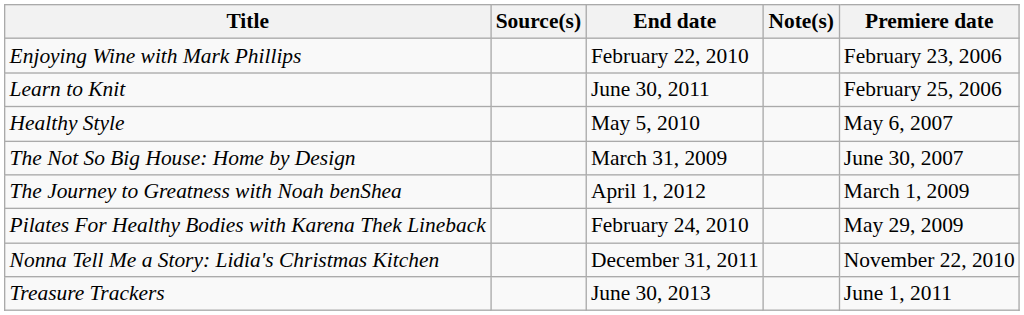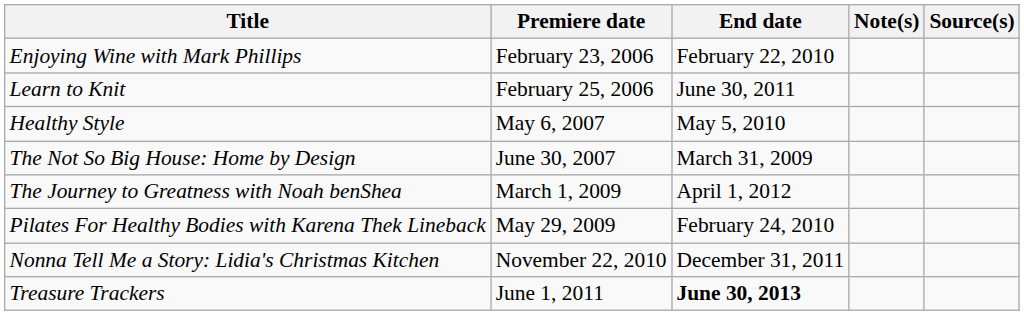columns swapped: (929, 21) <-> (538, 21)
(651, 293) normal -> (739, 293) bold
